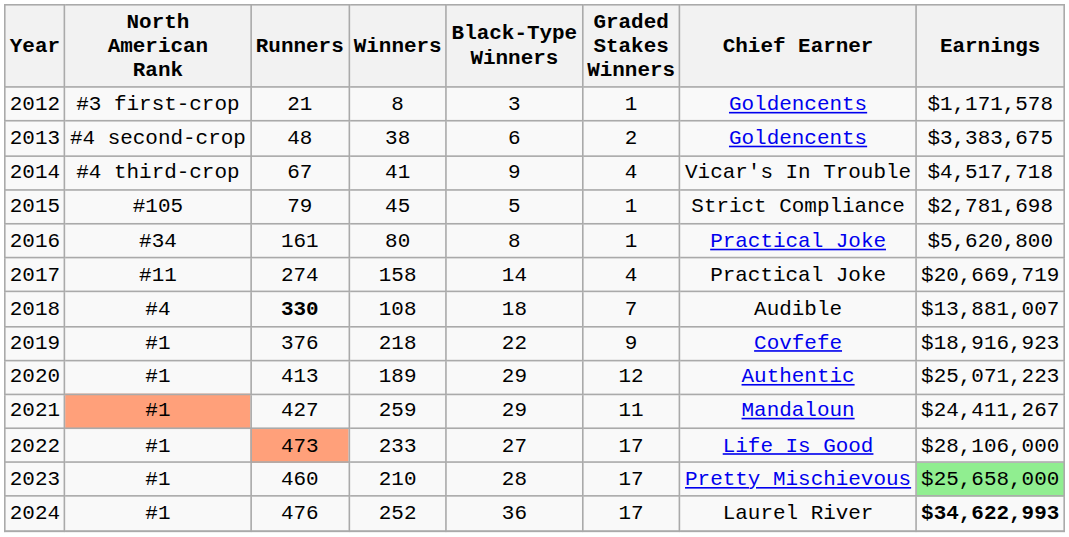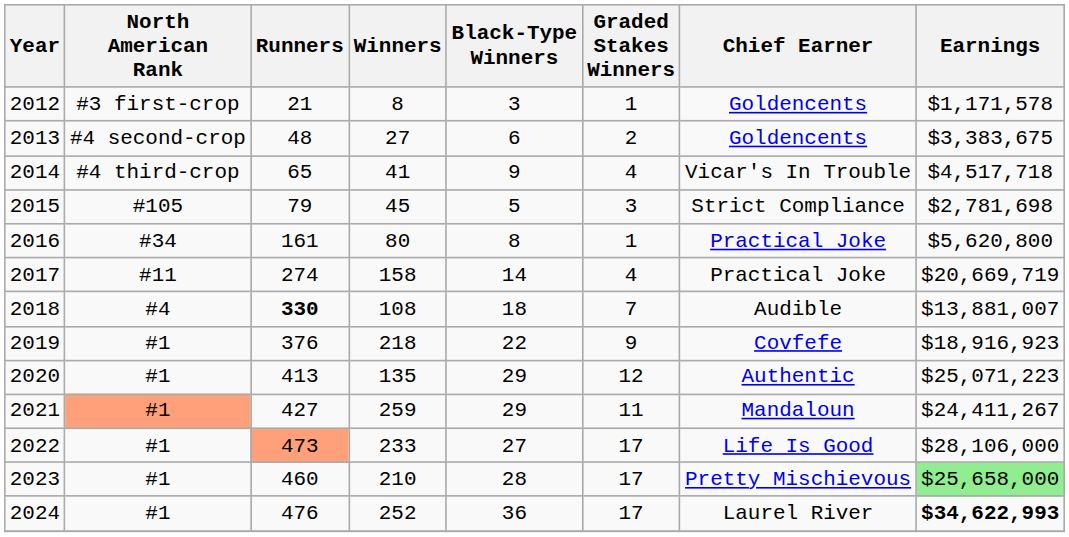(398, 138) 38 -> (398, 138) 27
(300, 172) 67 -> (300, 172) 65
(631, 207) 1 -> (631, 207) 3
(398, 377) 189 -> (398, 377) 135
